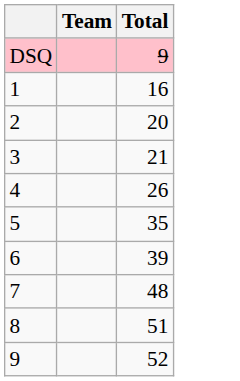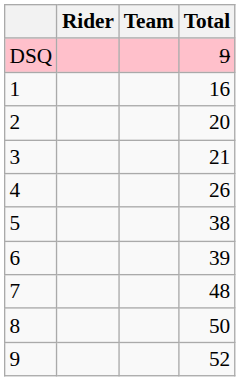+ column: (88, 21)
(158, 223) 35 -> (220, 223) 38
(158, 325) 51 -> (220, 325) 50
